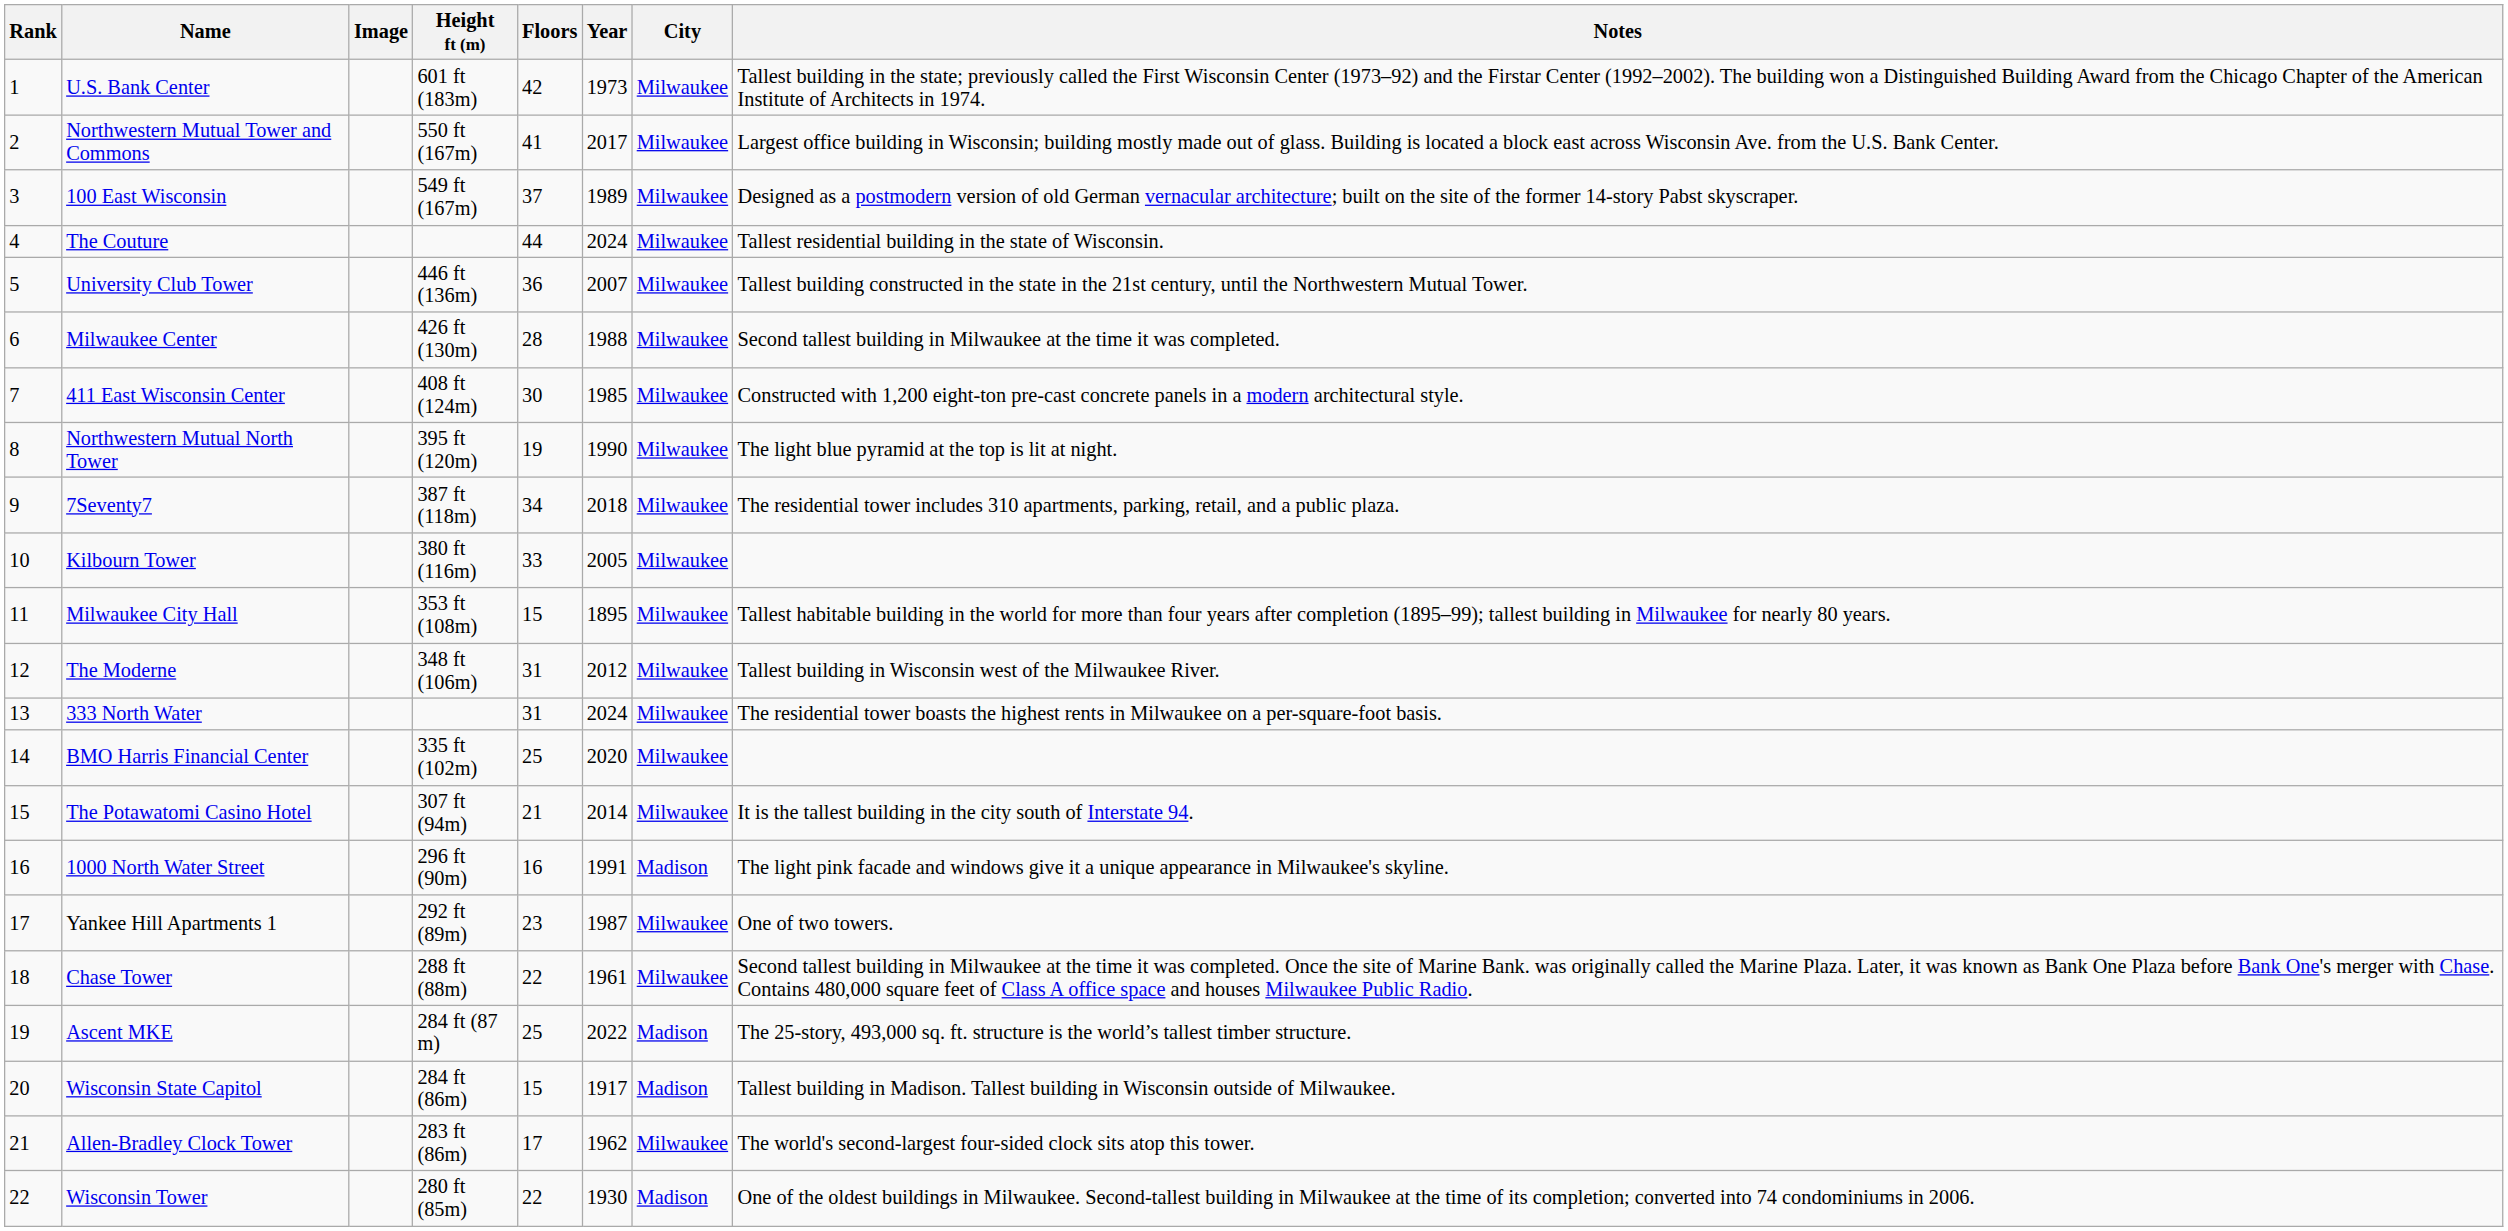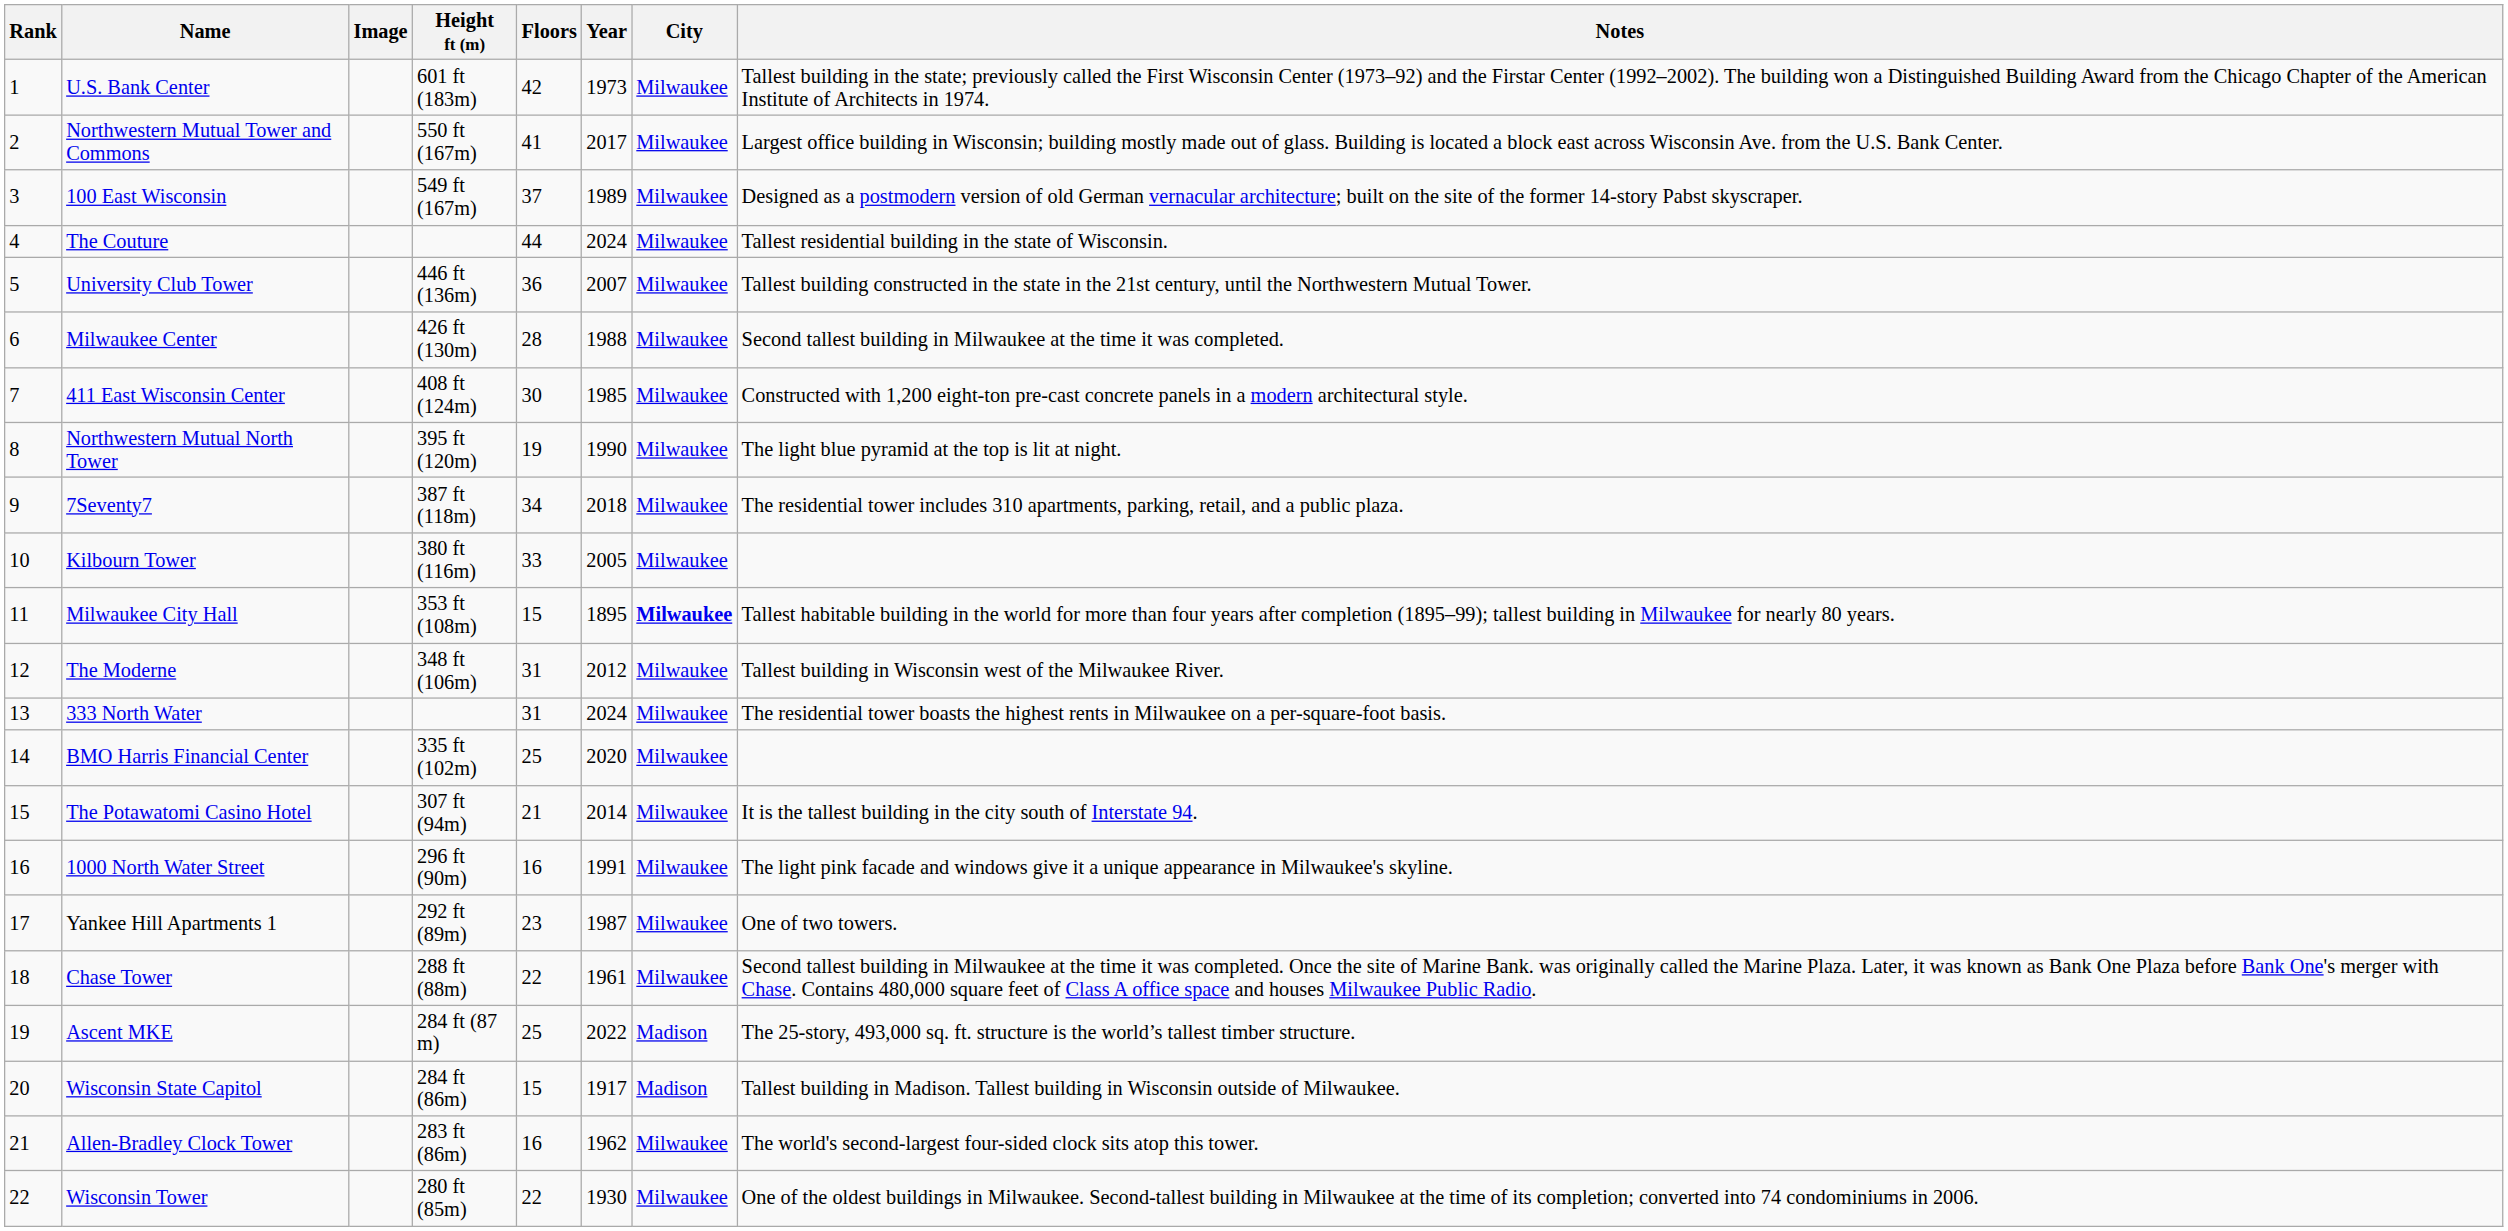(682, 615) normal -> (684, 615) bold
(672, 867) Madison -> (682, 867) Milwaukee
(532, 1143) 17 -> (532, 1143) 16
(672, 1198) Madison -> (682, 1198) Milwaukee
